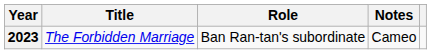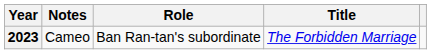columns swapped: (120, 15) <-> (394, 15)
